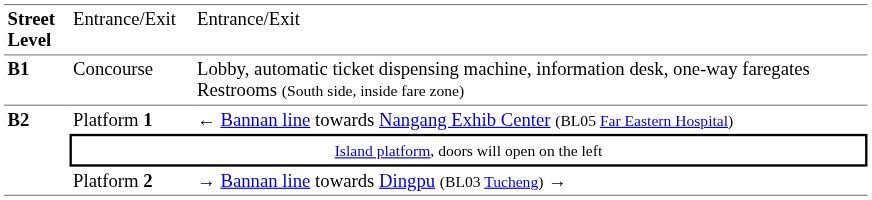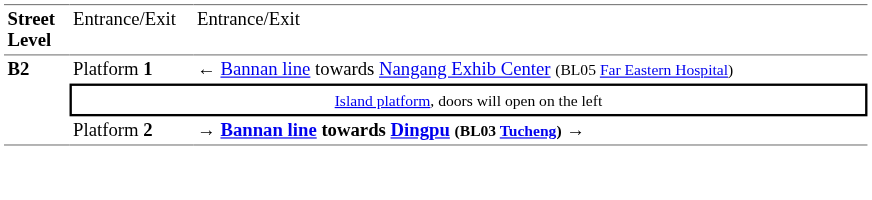- row: (113, 69)
(382, 180) normal -> (391, 130) bold
